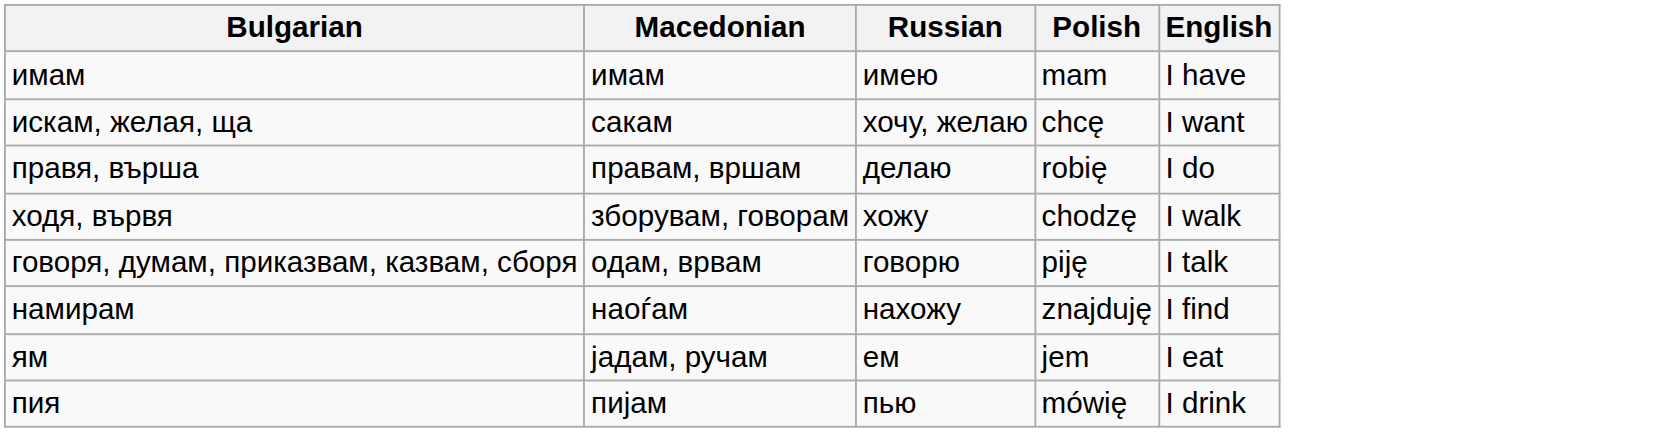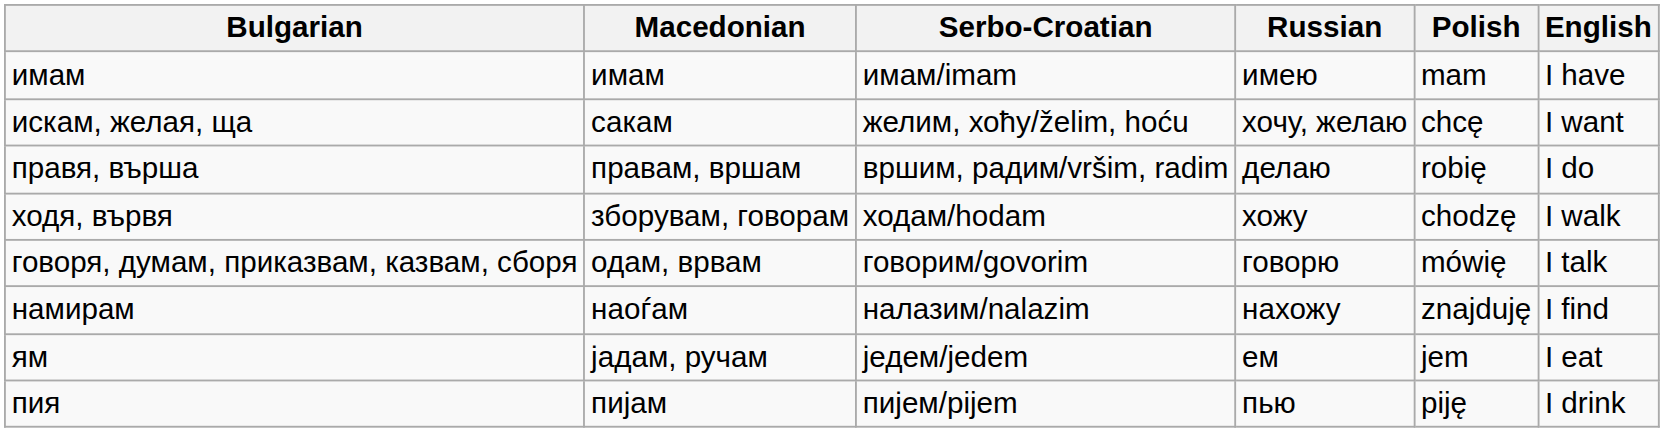+ column: (1046, 27)
(1065, 262) piję -> (1464, 262) mówię
(1084, 403) mówię -> (1444, 403) piję
